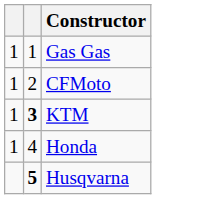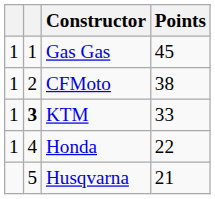+ column: (180, 20)
(32, 178) bold -> (32, 178) normal
